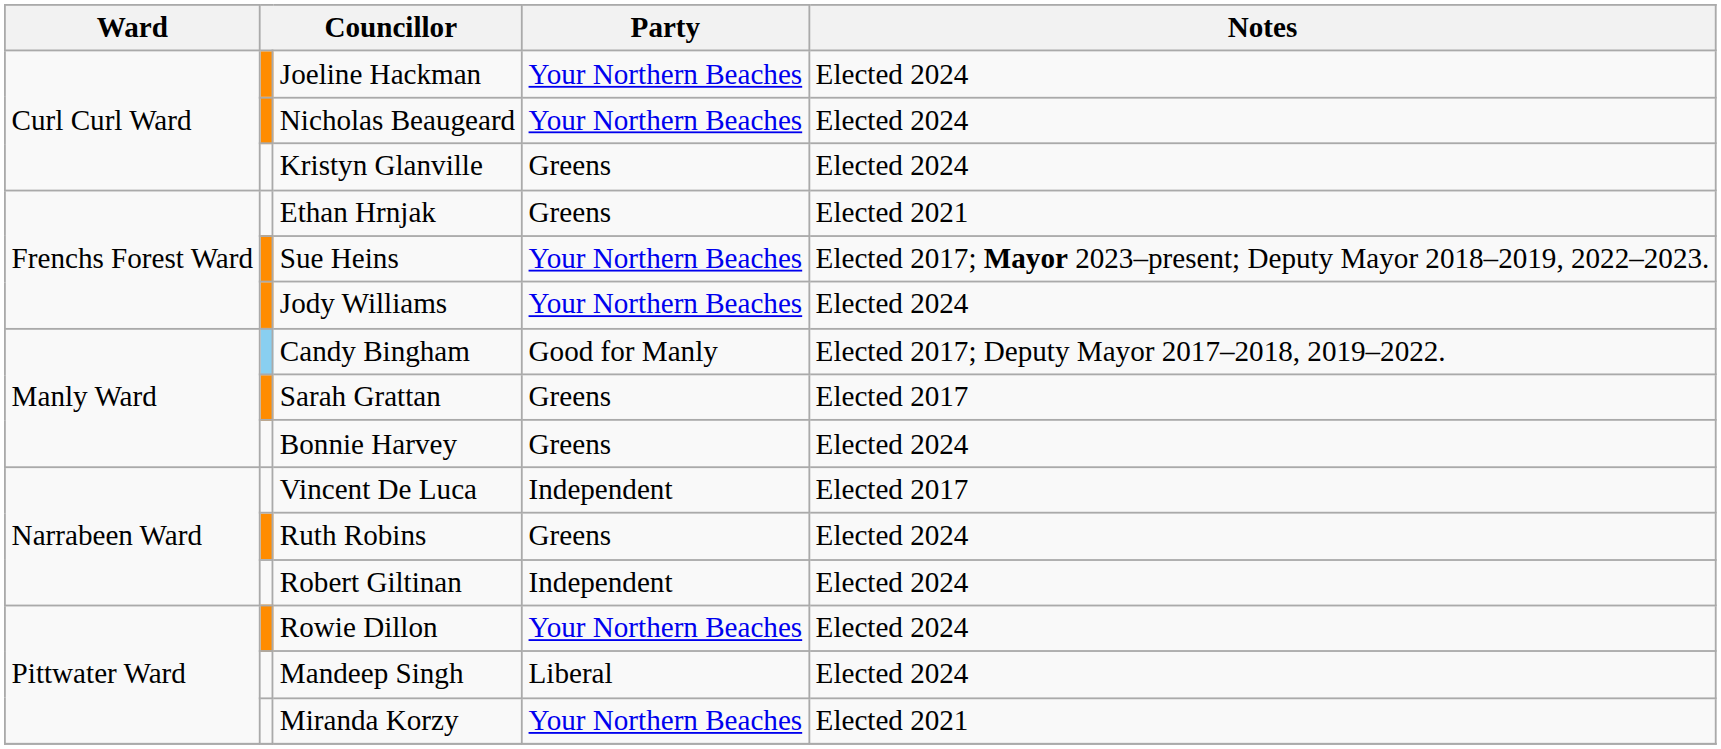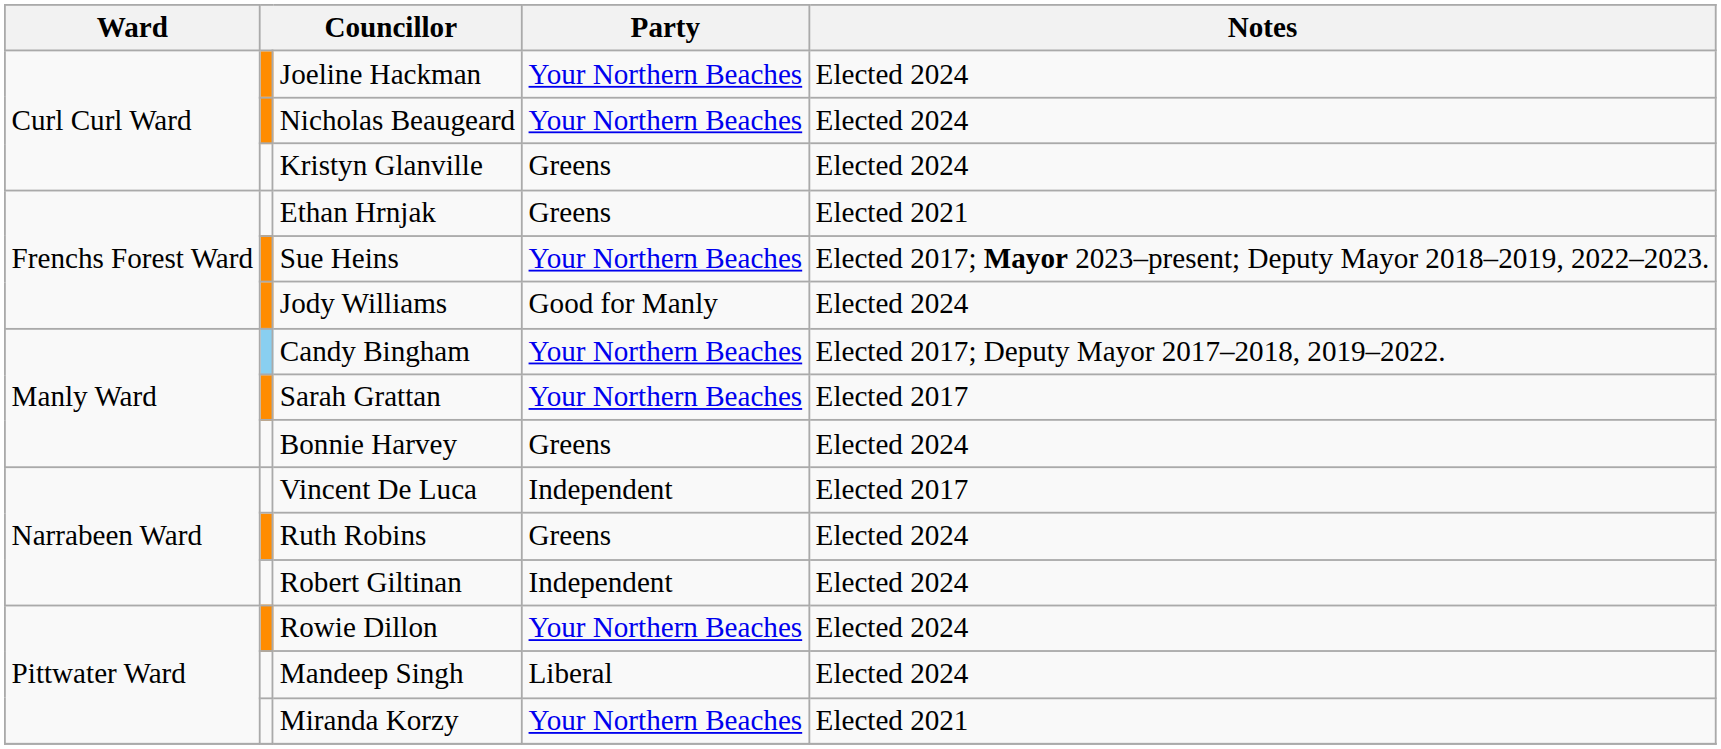(665, 304) Your Northern Beaches -> (623, 304) Good for Manly
(623, 350) Good for Manly -> (665, 350) Your Northern Beaches
(570, 397) Greens -> (665, 397) Your Northern Beaches
